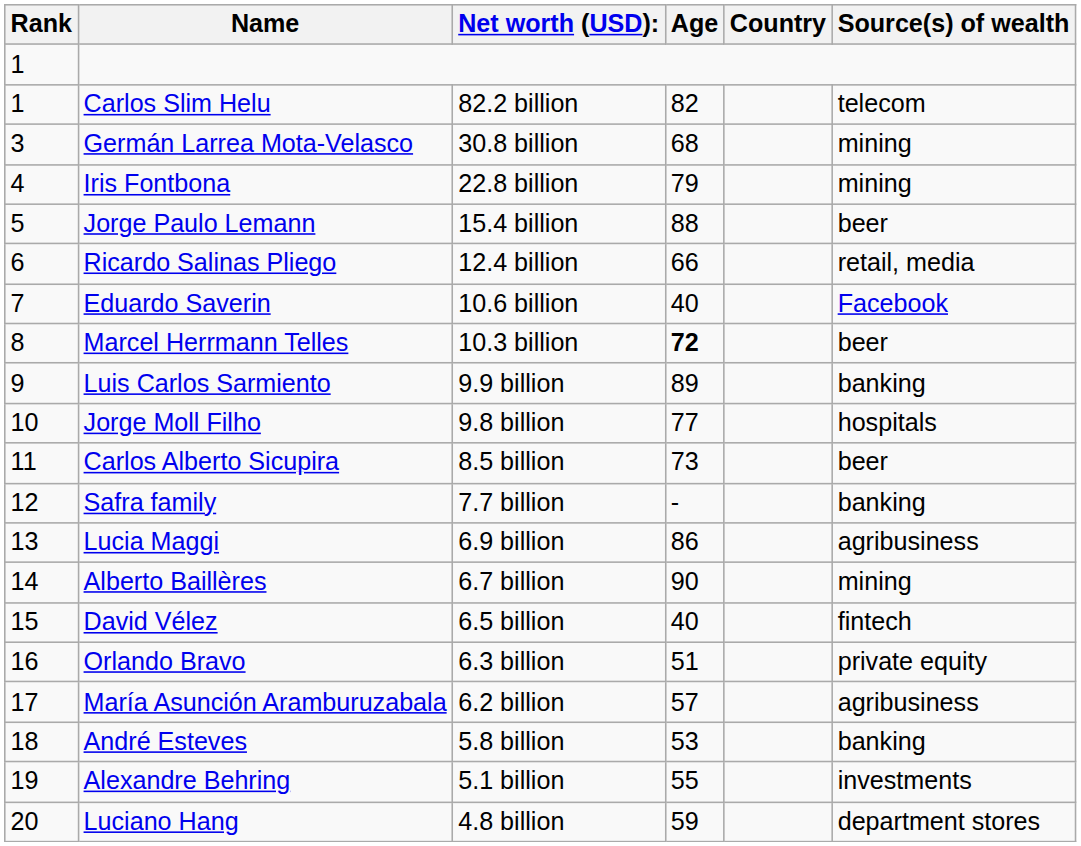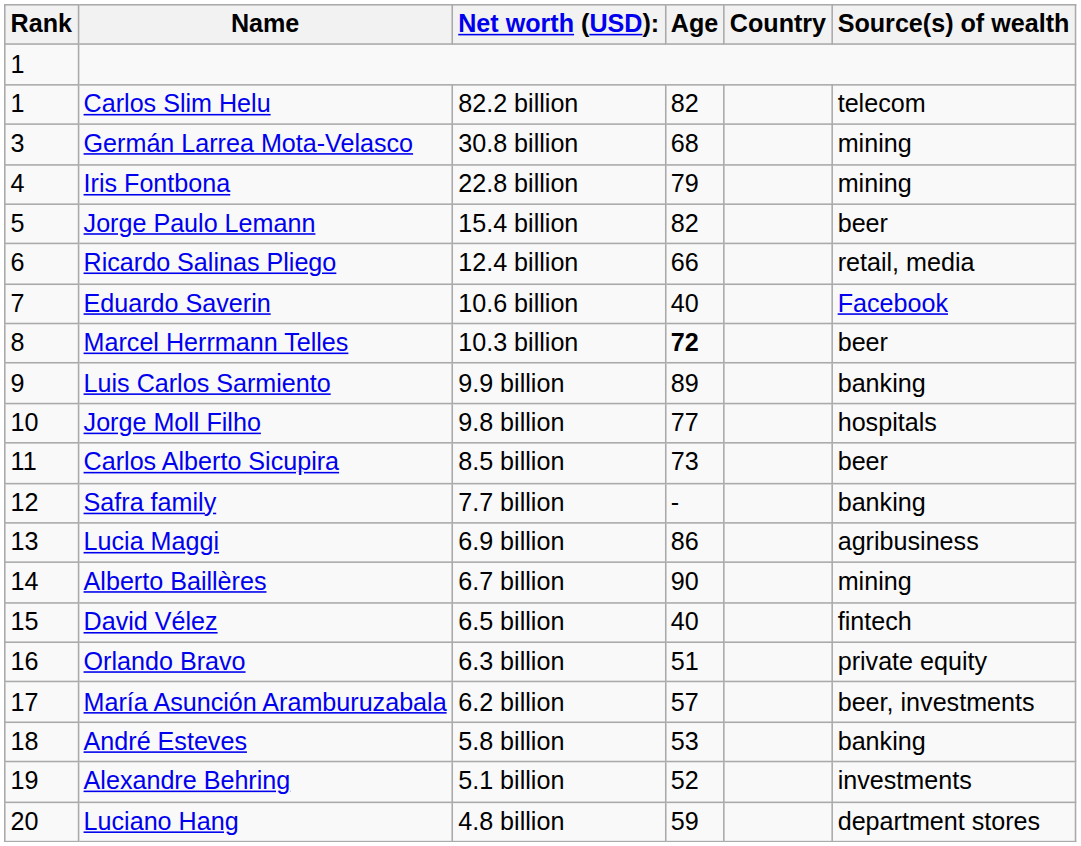(685, 223) 88 -> (685, 223) 82
(908, 701) agribusiness -> (936, 701) beer, investments
(685, 781) 55 -> (685, 781) 52
